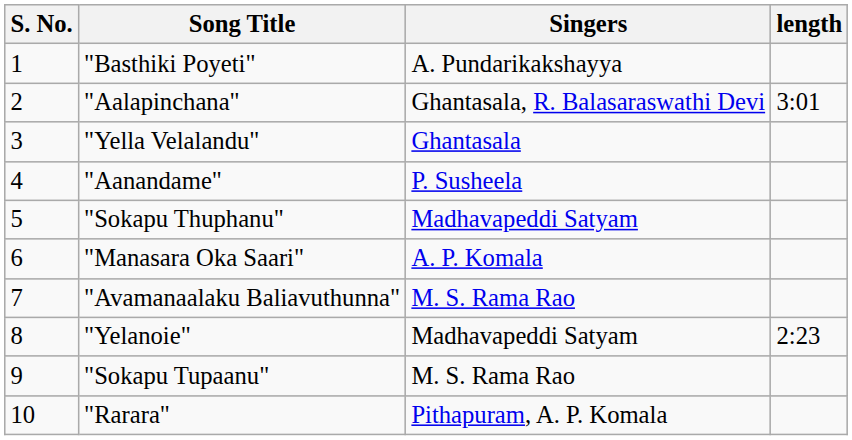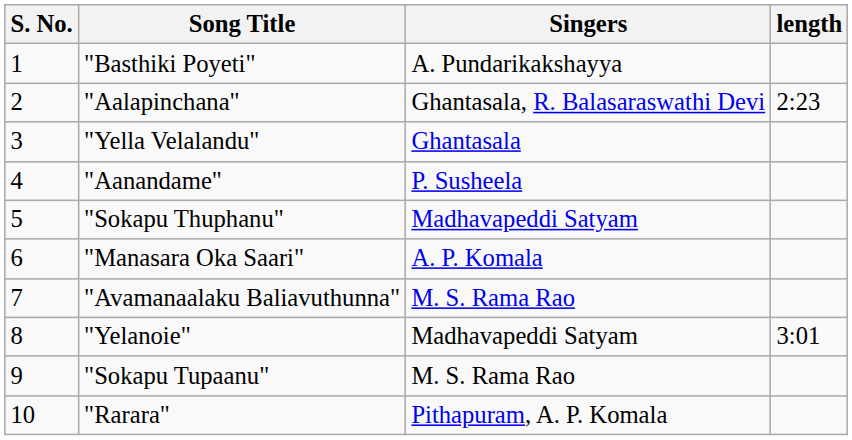(798, 102) 3:01 -> (798, 102) 2:23
(798, 336) 2:23 -> (798, 336) 3:01
